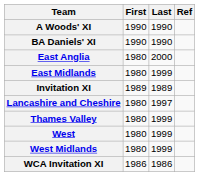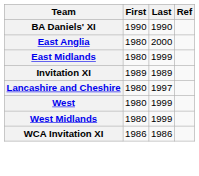- row: (64, 27)
- row: (64, 118)
